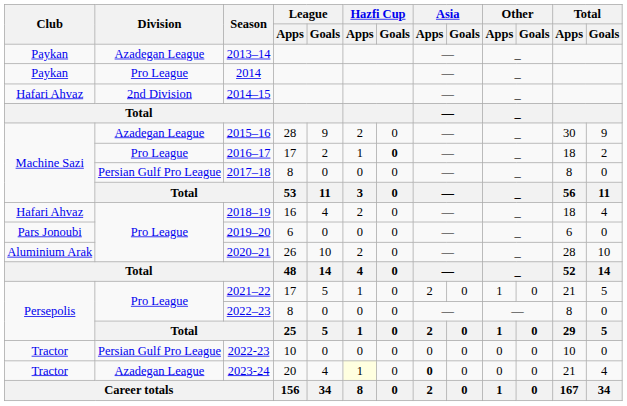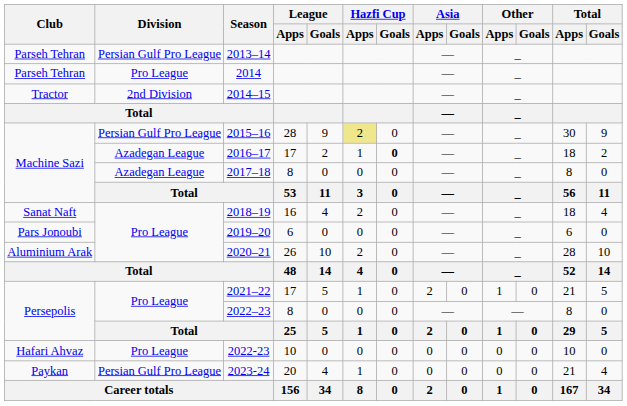(50, 53) Paykan -> (50, 53) Parseh Tehran
(159, 53) Azadegan League -> (159, 53) Persian Gulf Pro League
(50, 73) Paykan -> (50, 73) Parseh Tehran
(50, 93) Hafari Ahvaz -> (50, 93) Tractor
(159, 133) Azadegan League -> (159, 133) Persian Gulf Pro League
(360, 133) no background -> (360, 133) khaki background
(159, 152) Pro League -> (159, 152) Azadegan League
(159, 172) Persian Gulf Pro League -> (159, 172) Azadegan League
(50, 212) Hafari Ahvaz -> (50, 212) Sanat Naft
(50, 350) Tractor -> (50, 350) Hafari Ahvaz
(159, 350) Persian Gulf Pro League -> (159, 350) Pro League
(50, 370) Tractor -> (50, 370) Paykan
(159, 370) Azadegan League -> (159, 370) Persian Gulf Pro League
(360, 370) lightyellow background -> (360, 370) no background
(430, 370) bold -> (430, 370) normal
